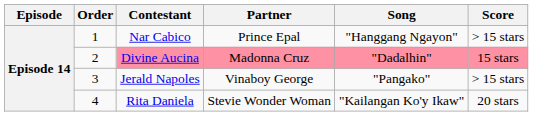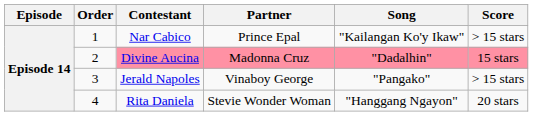(402, 36) "Hanggang Ngayon" -> (402, 36) "Kailangan Ko'y Ikaw"
(402, 100) "Kailangan Ko'y Ikaw" -> (402, 100) "Hanggang Ngayon"
